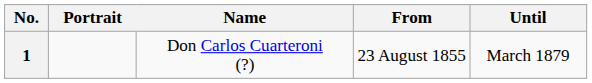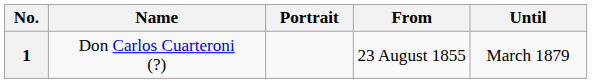columns swapped: (93, 18) <-> (245, 18)
